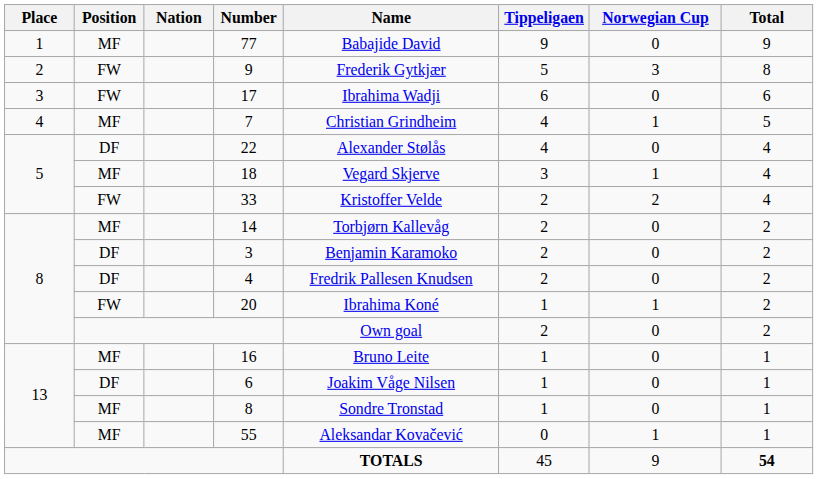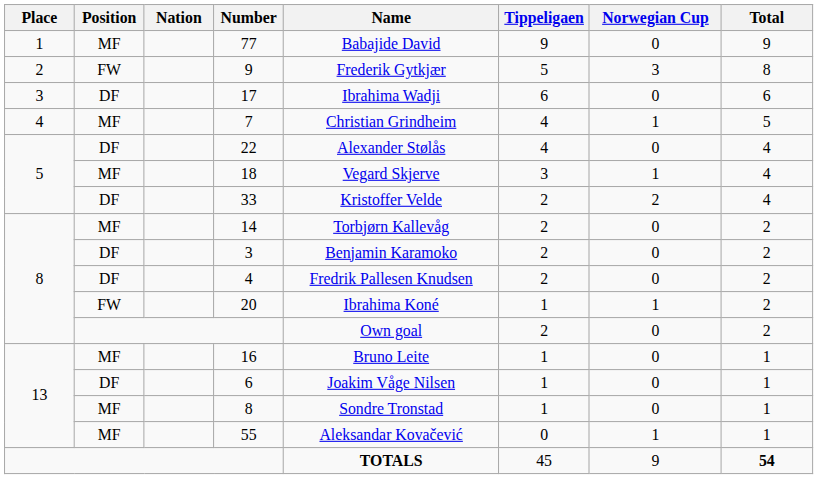(109, 95) FW -> (109, 95) DF
(109, 200) FW -> (109, 200) DF
